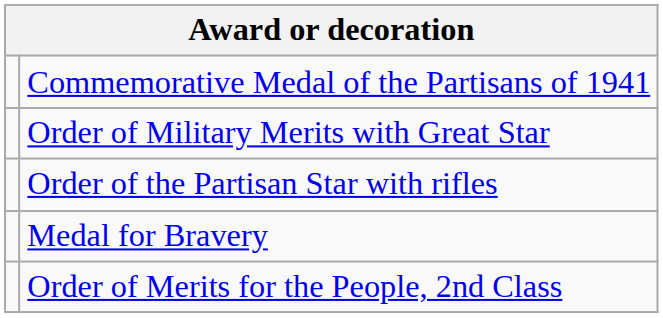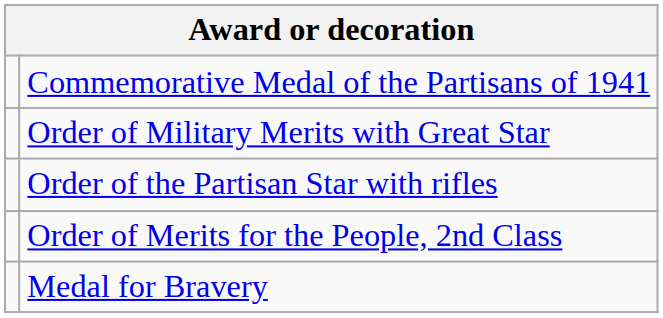rows swapped: (295, 286) <-> (148, 235)
